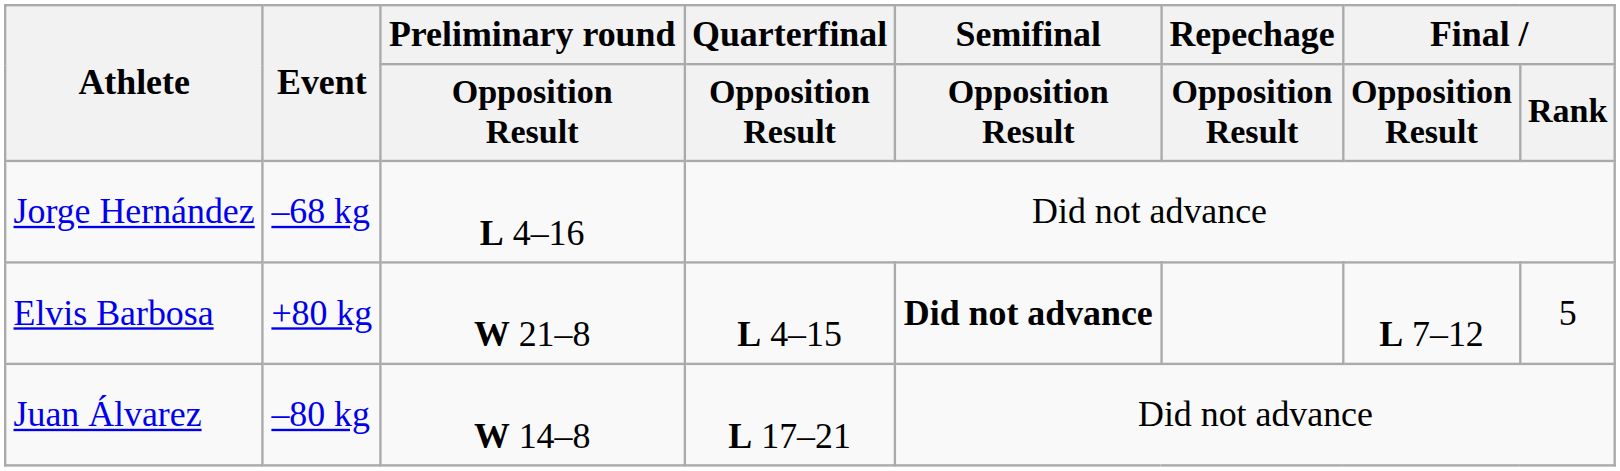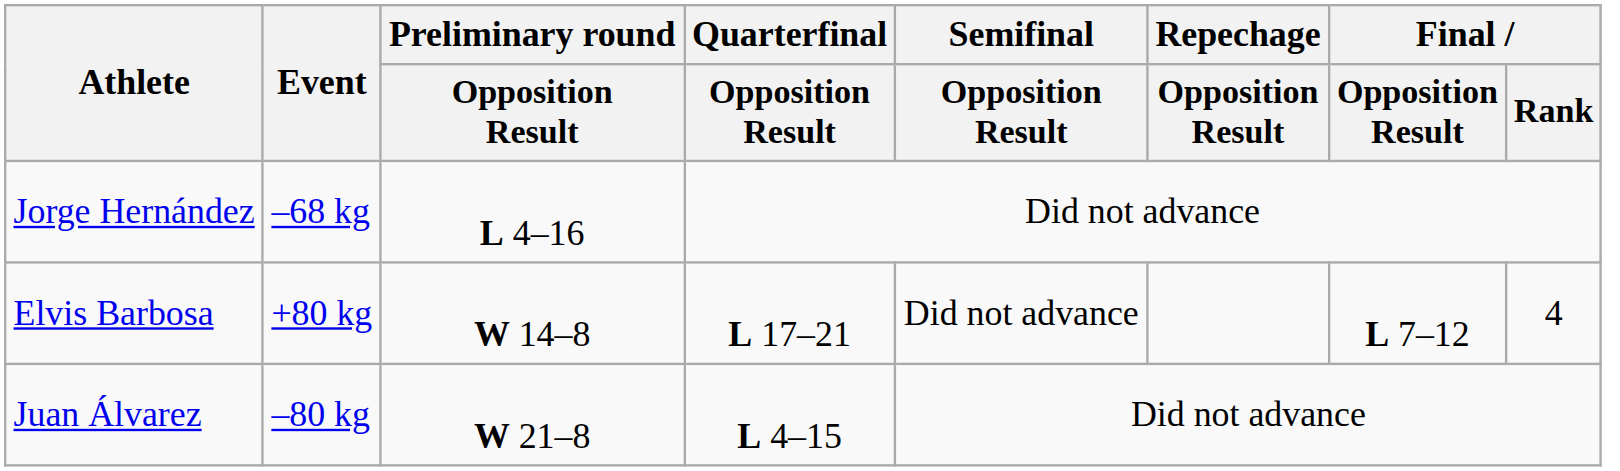(532, 333) W 21–8 -> (532, 333) W 14–8
(790, 333) L 4–15 -> (790, 333) L 17–21
(1028, 312) bold -> (1021, 312) normal
(1568, 312) 5 -> (1554, 312) 4
(532, 435) W 14–8 -> (532, 435) W 21–8
(790, 435) L 17–21 -> (790, 435) L 4–15
